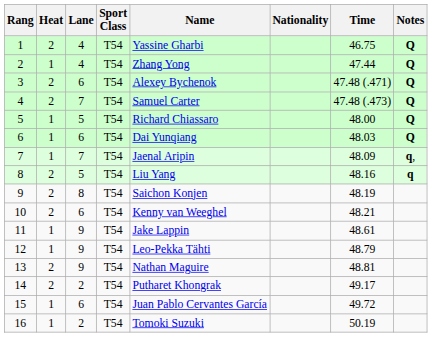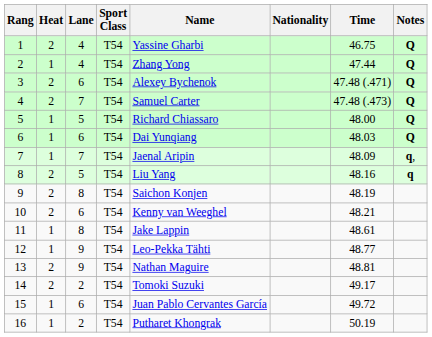(81, 230) 9 -> (81, 230) 8
(362, 249) 48.79 -> (362, 249) 48.77
(177, 286) Putharet Khongrak -> (168, 286) Tomoki Suzuki
(168, 323) Tomoki Suzuki -> (177, 323) Putharet Khongrak
